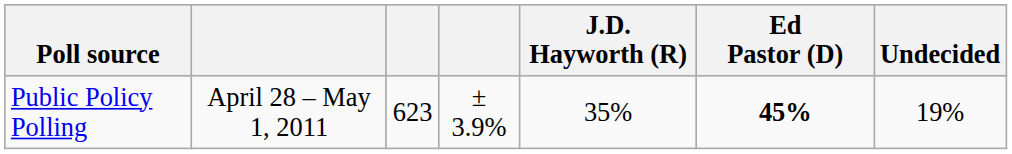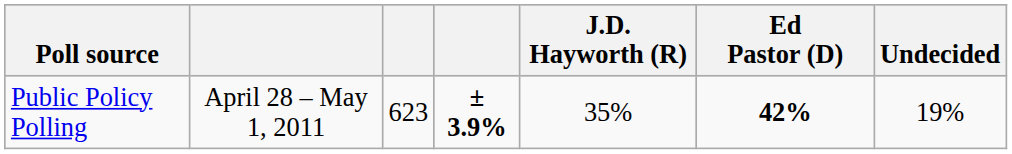(479, 111) normal -> (477, 111) bold
(785, 111) 45% -> (785, 111) 42%
